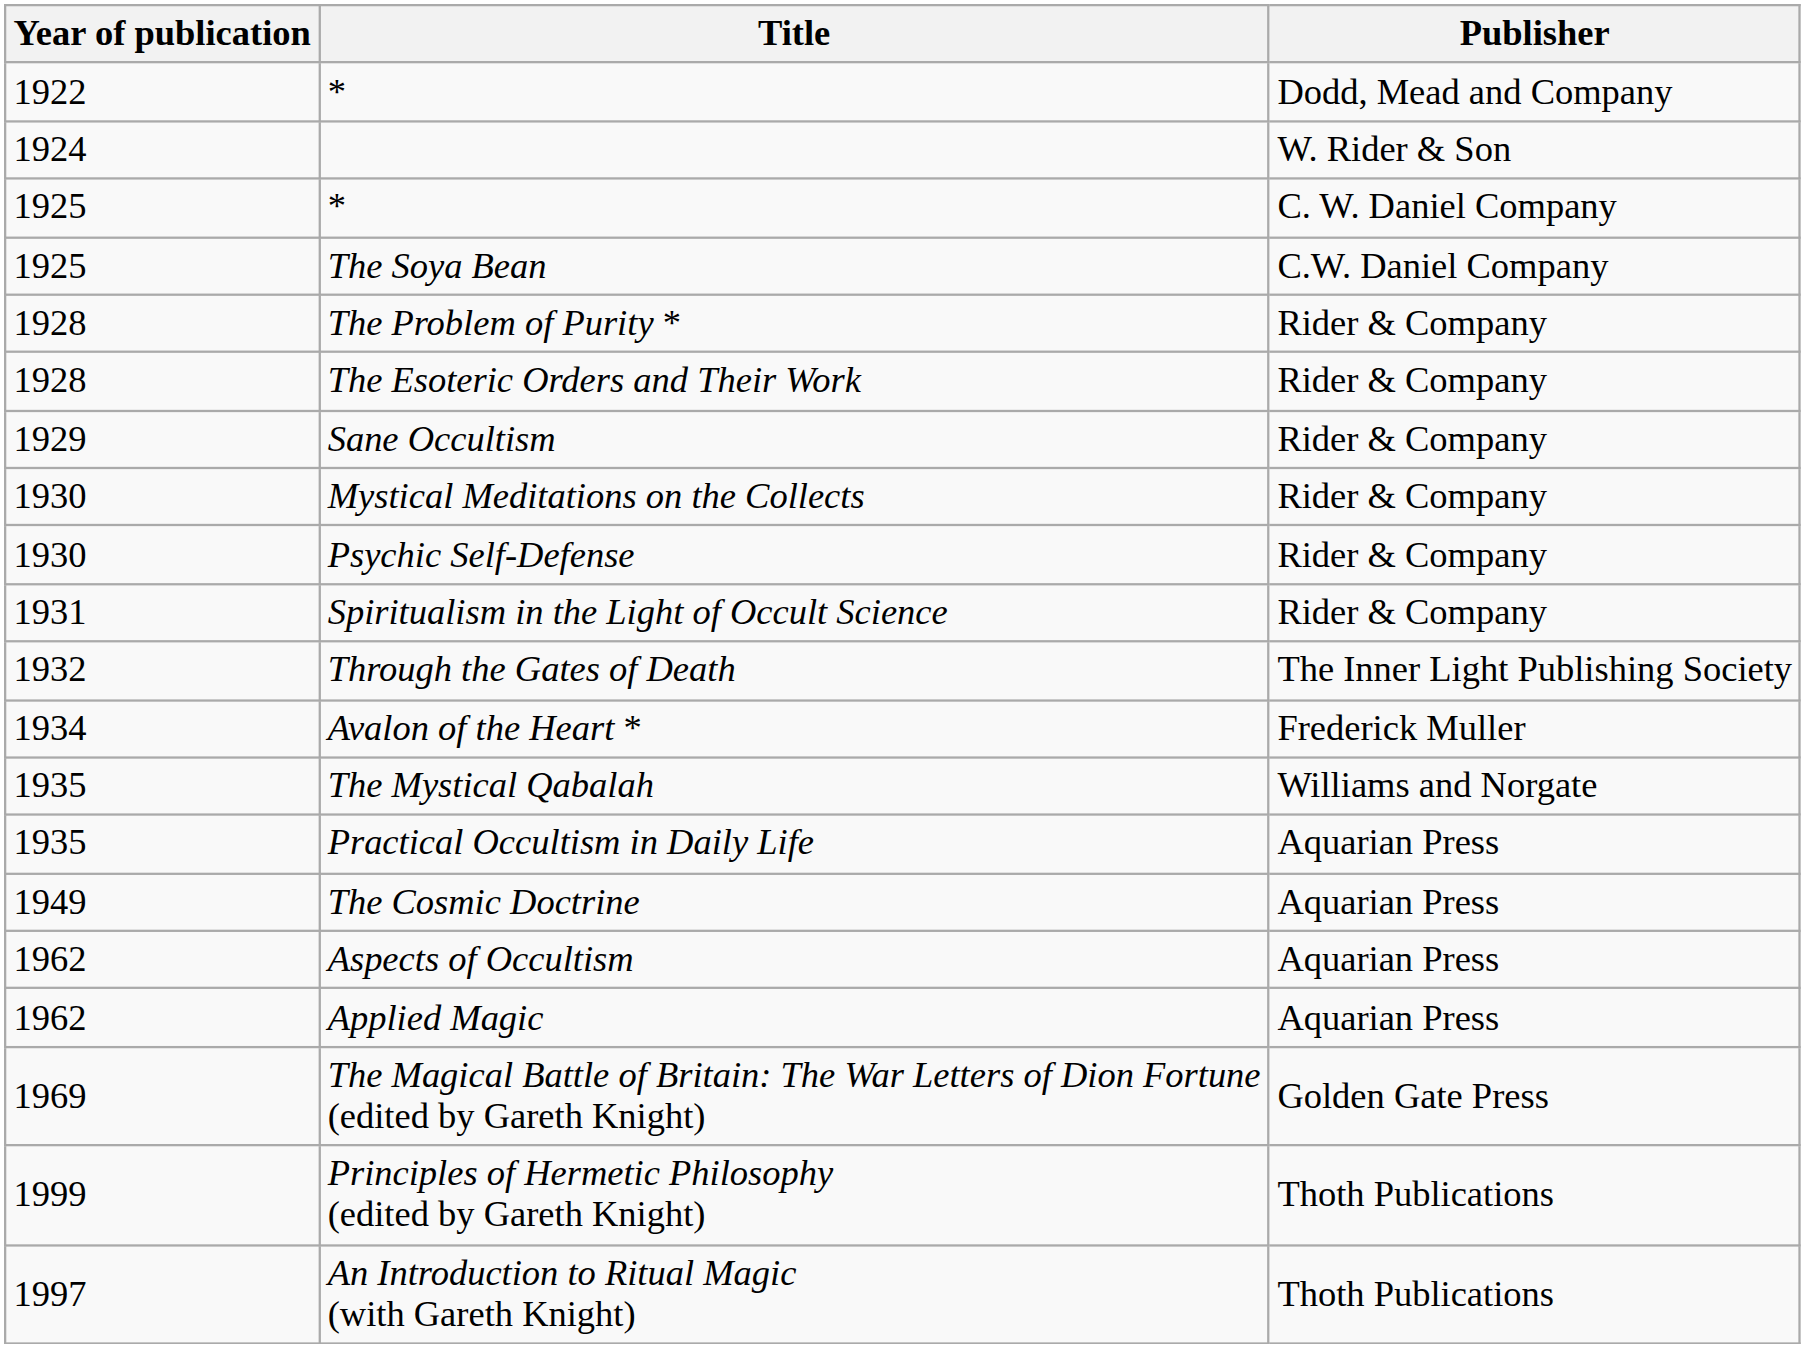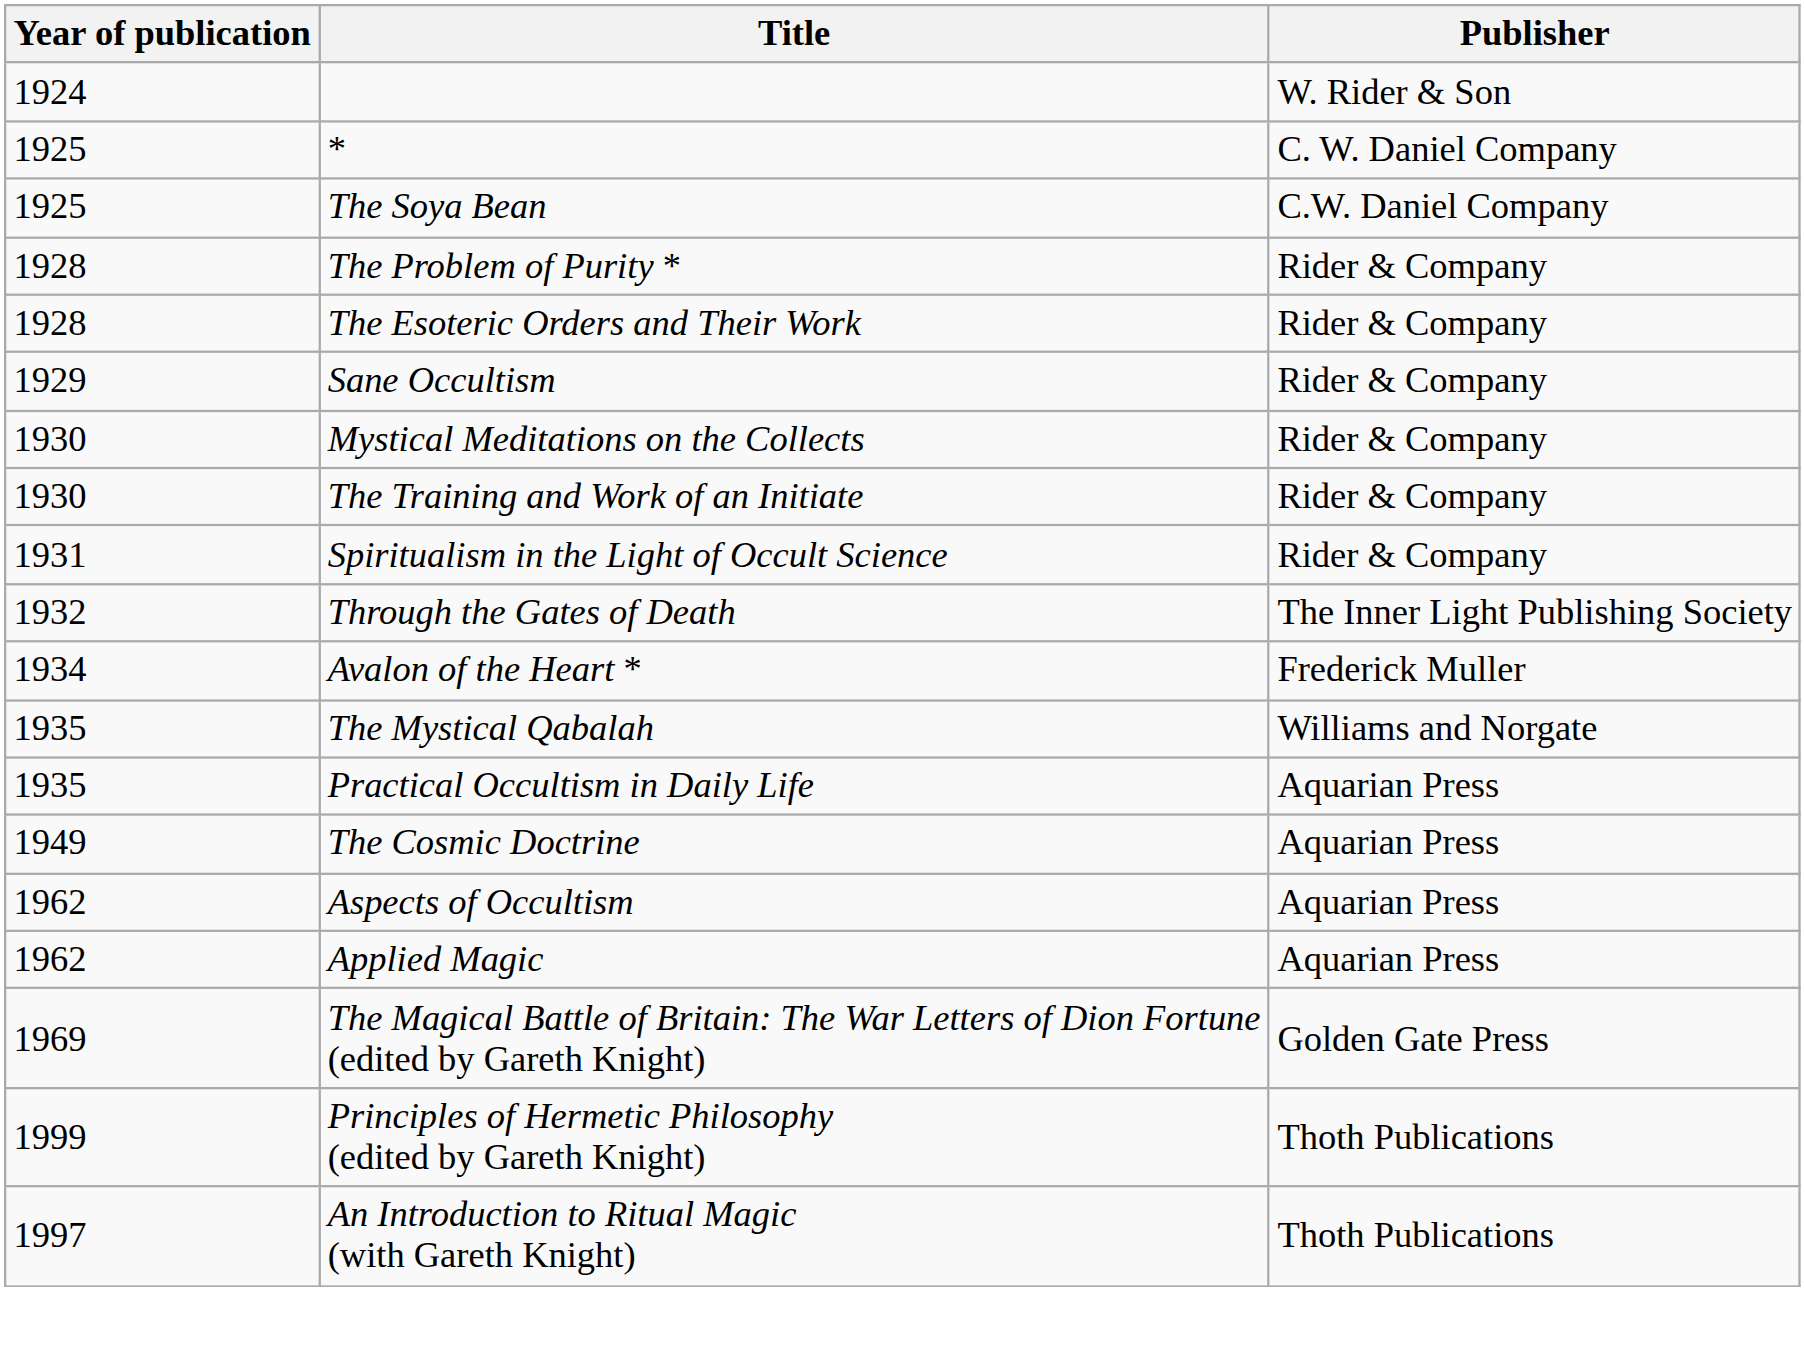- row: (50, 91)
- row: (50, 554)
+ row: (50, 496)
